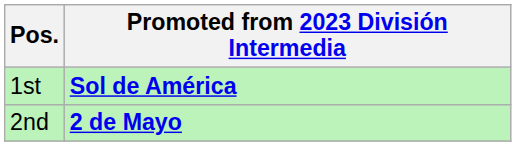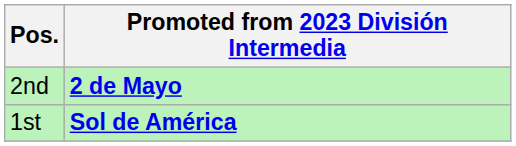rows swapped: (26, 85) <-> (29, 122)
